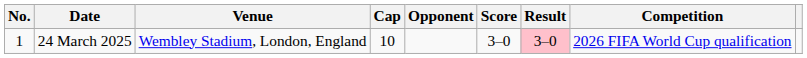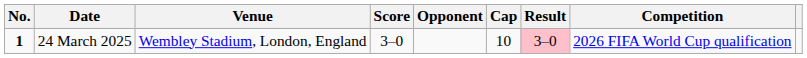columns swapped: (387, 16) <-> (499, 16)
(19, 41) normal -> (19, 41) bold
